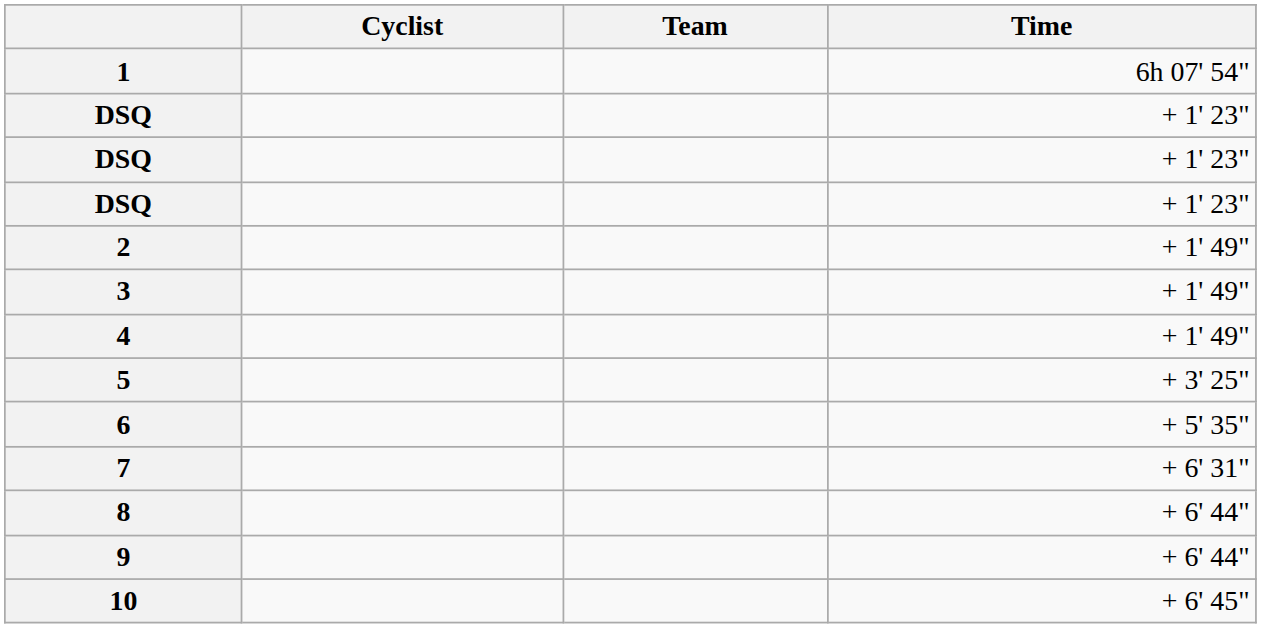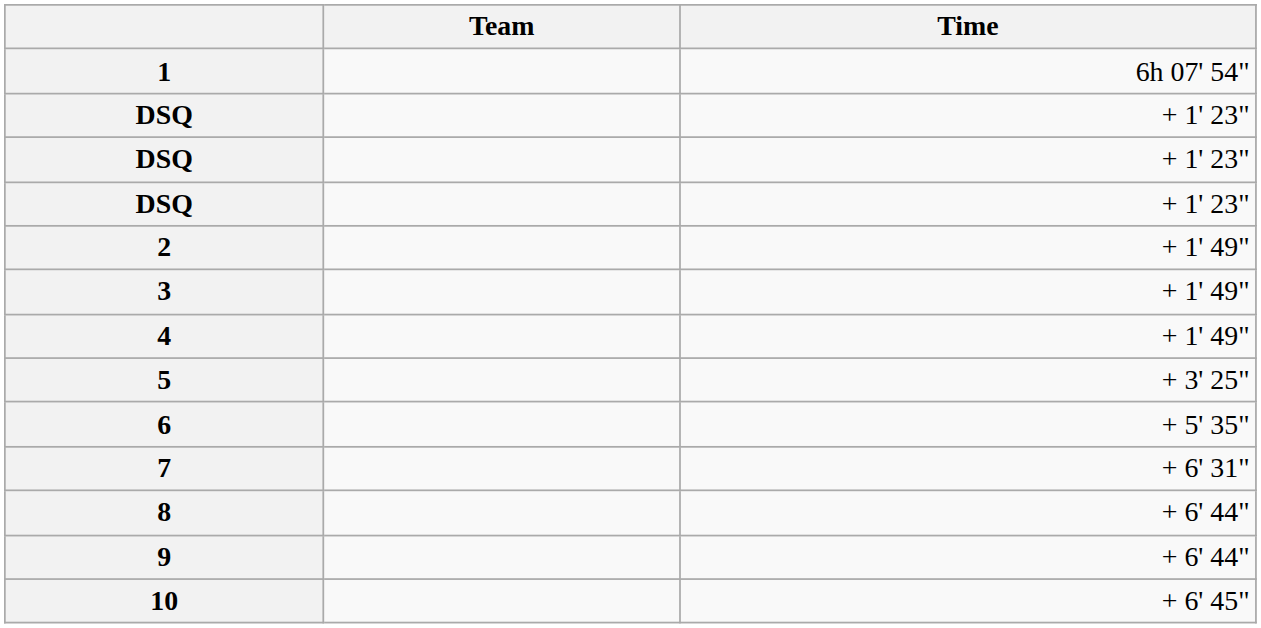- column: (402, 26)
